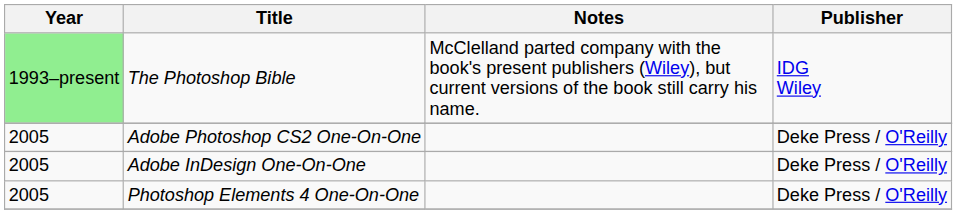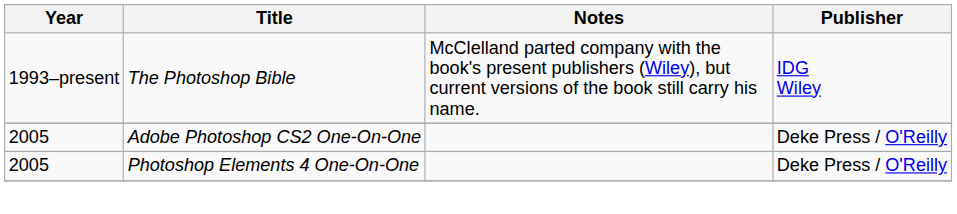(64, 78) lightgreen background -> (64, 78) no background
- row: (247, 165)
